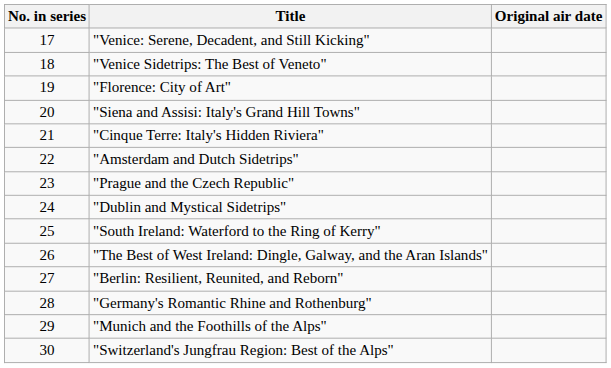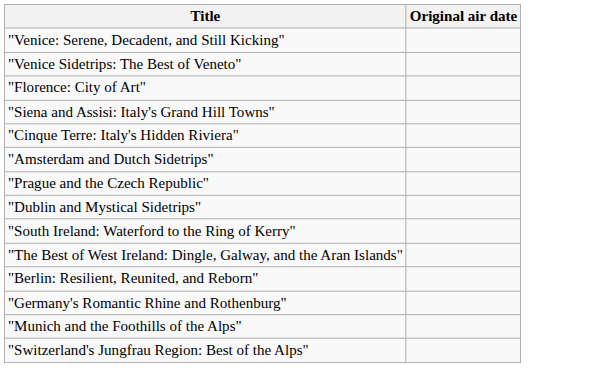- column: (47, 16)
